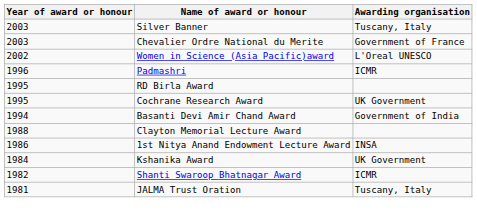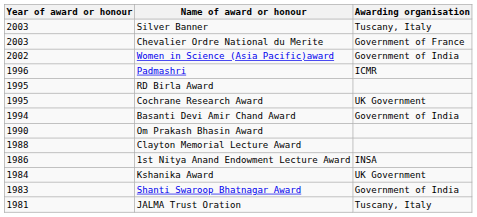(393, 56) L'Oreal UNESCO -> (407, 56) Government of India
+ row: (200, 130)
(17, 175) 1982 -> (17, 190) 1983
(366, 175) ICMR -> (407, 190) Government of India
